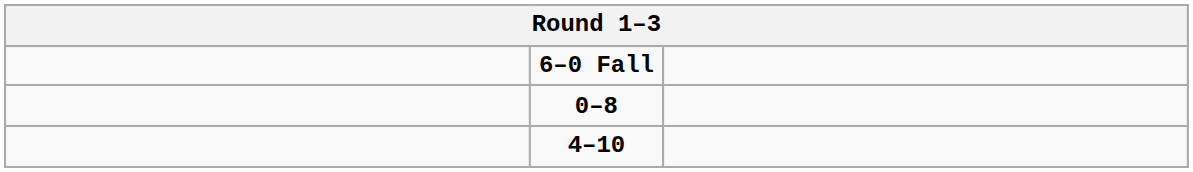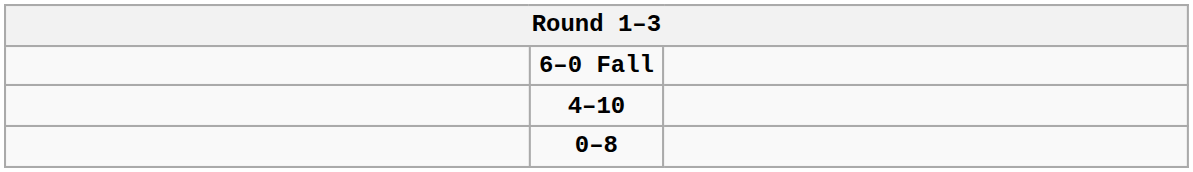rows swapped: (596, 105) <-> (596, 146)
